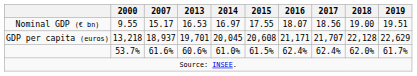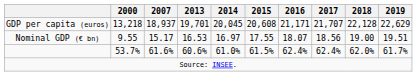rows swapped: (57, 24) <-> (57, 38)
